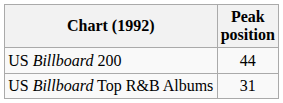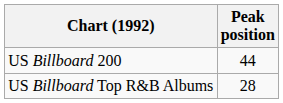(248, 85) 31 -> (248, 85) 28
